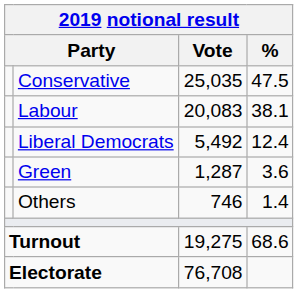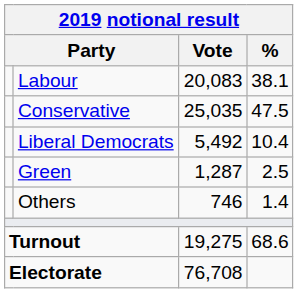rows swapped: (74, 80) <-> (48, 111)
(270, 141) 12.4 -> (270, 141) 10.4
(275, 171) 3.6 -> (275, 171) 2.5
